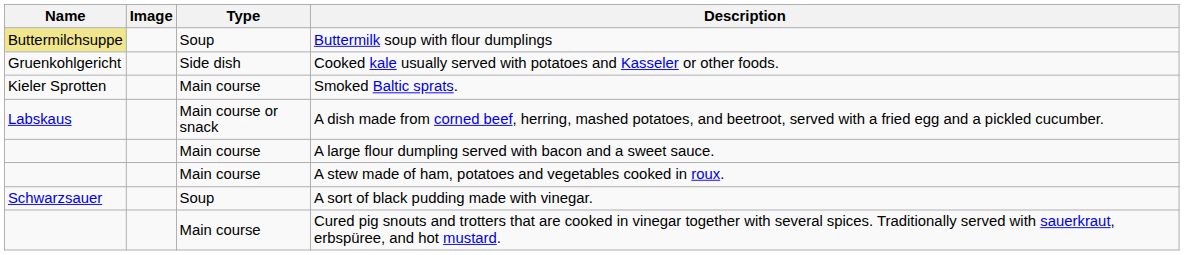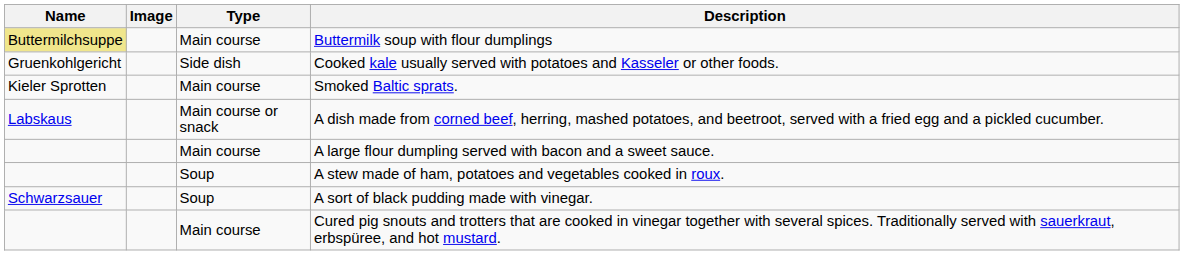(197, 39) Soup -> (220, 39) Main course
(220, 174) Main course -> (197, 174) Soup
